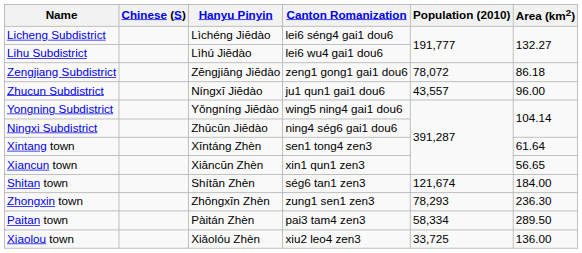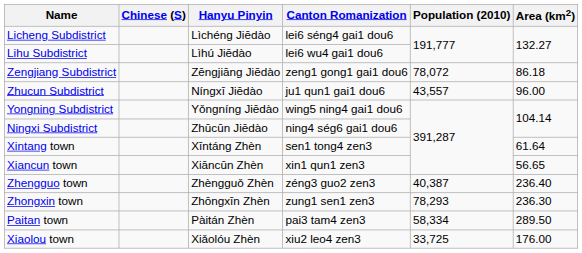+ row: (47, 183)
- row: (38, 183)
(534, 239) 136.00 -> (534, 239) 176.00
